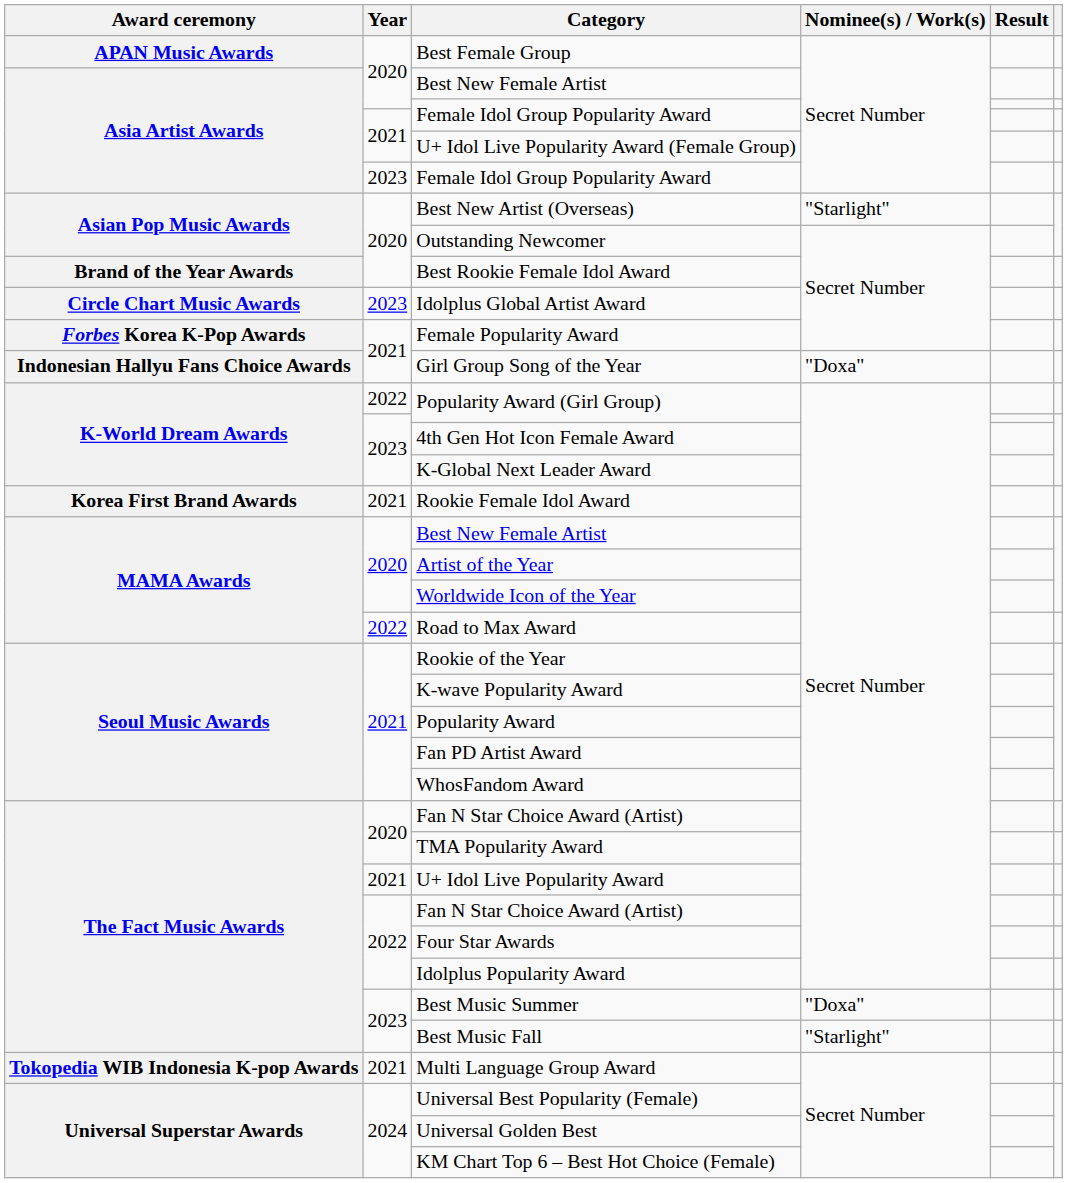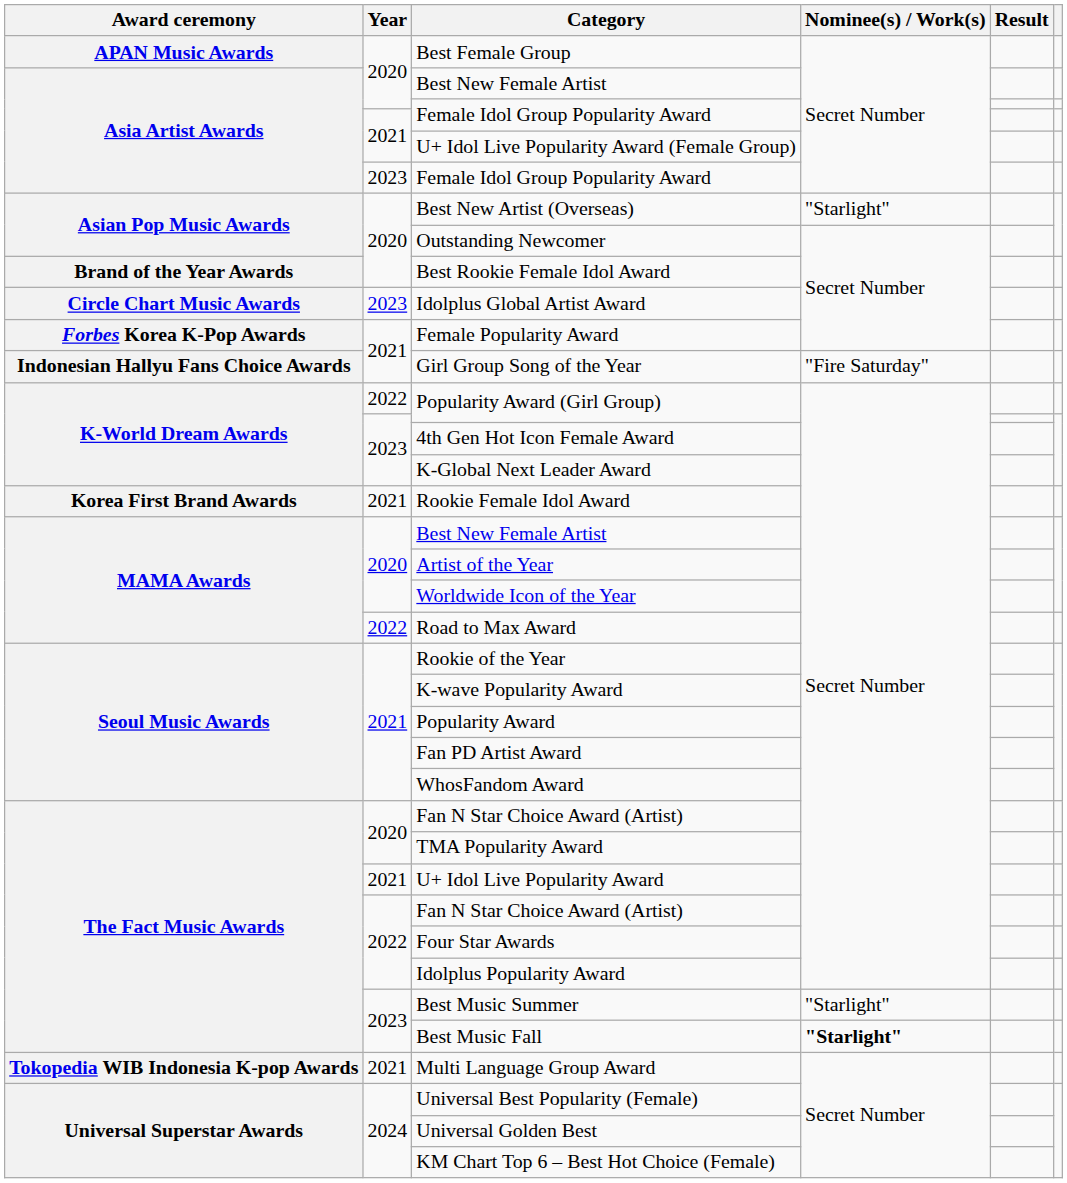(835, 366) "Doxa" -> (867, 366) "Fire Saturday"
(835, 1004) "Doxa" -> (847, 1004) "Starlight"
(847, 1036) normal -> (854, 1036) bold
